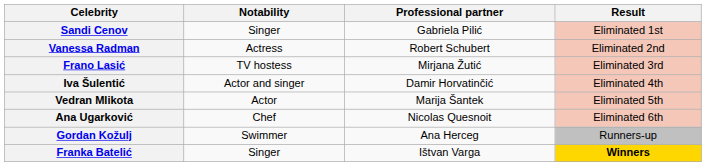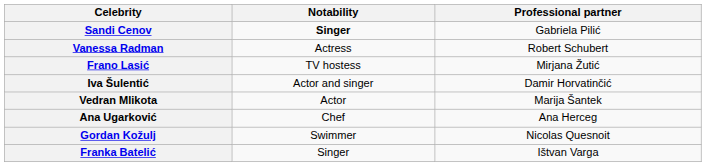- column: (628, 13)
(264, 30) normal -> (333, 30) bold
(450, 118) Nicolas Quesnoit -> (568, 118) Ana Herceg
(450, 135) Ana Herceg -> (568, 135) Nicolas Quesnoit
